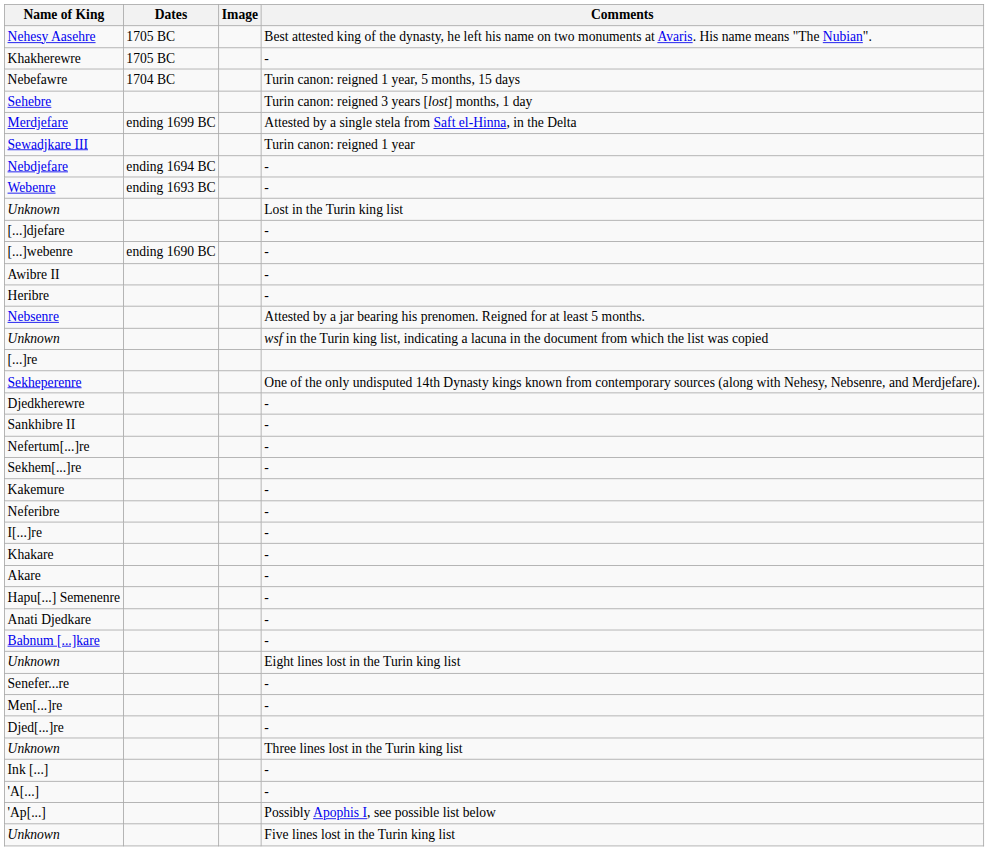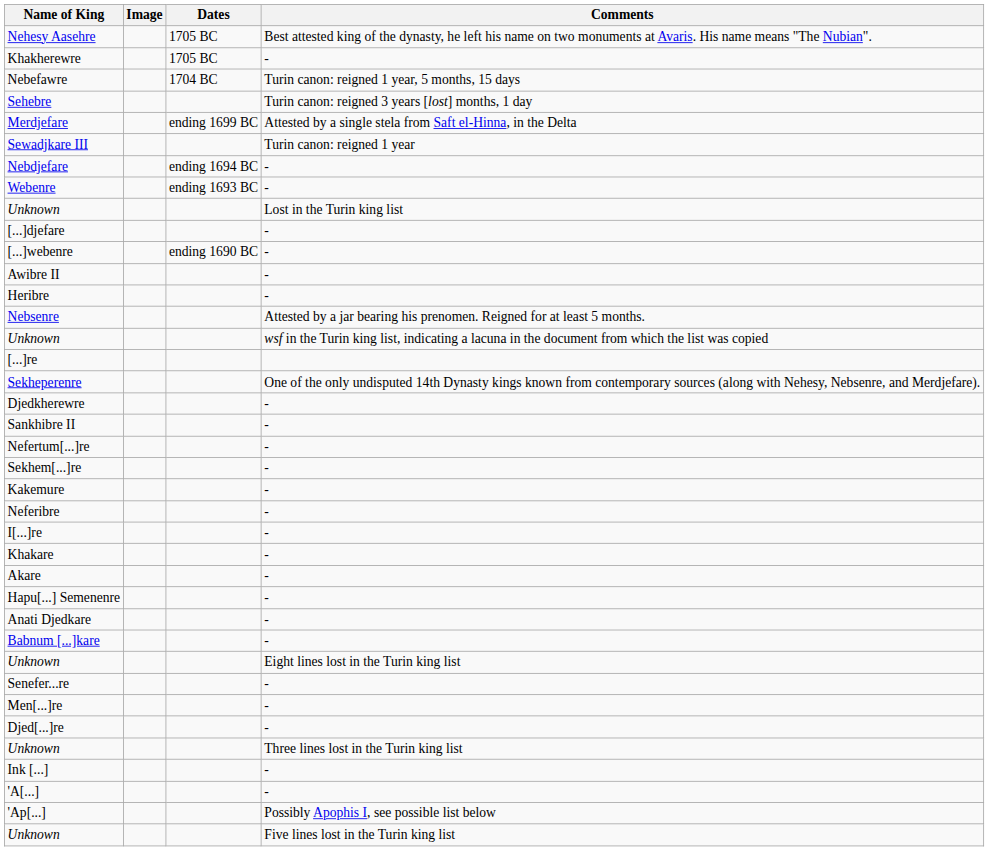columns swapped: (240, 15) <-> (171, 15)
